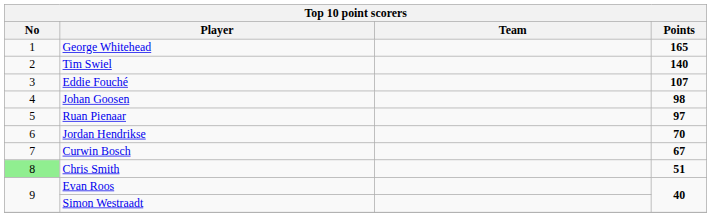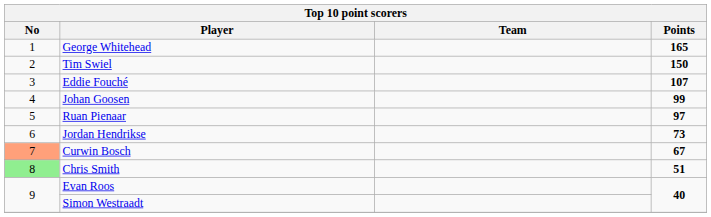(679, 65) 140 -> (679, 65) 150
(679, 99) 98 -> (679, 99) 99
(679, 134) 70 -> (679, 134) 73
(32, 151) no background -> (32, 151) lightsalmon background
